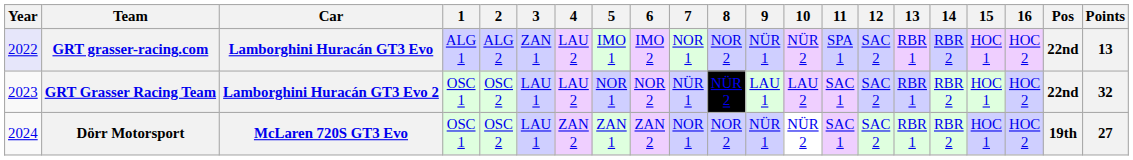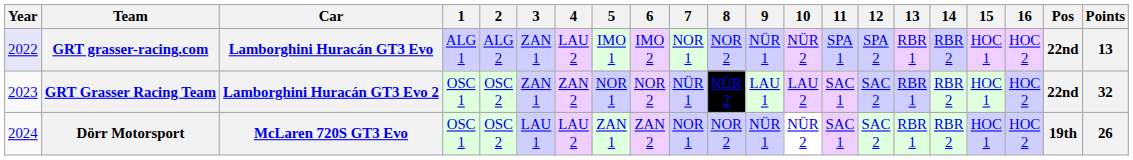(876, 49) SAC 2 -> (876, 49) SPA 2
(536, 91) LAU 1 -> (536, 91) ZAN 1
(574, 91) LAU 2 -> (574, 91) ZAN 2
(574, 133) ZAN 2 -> (574, 133) LAU 2
(1105, 133) 27 -> (1105, 133) 26
